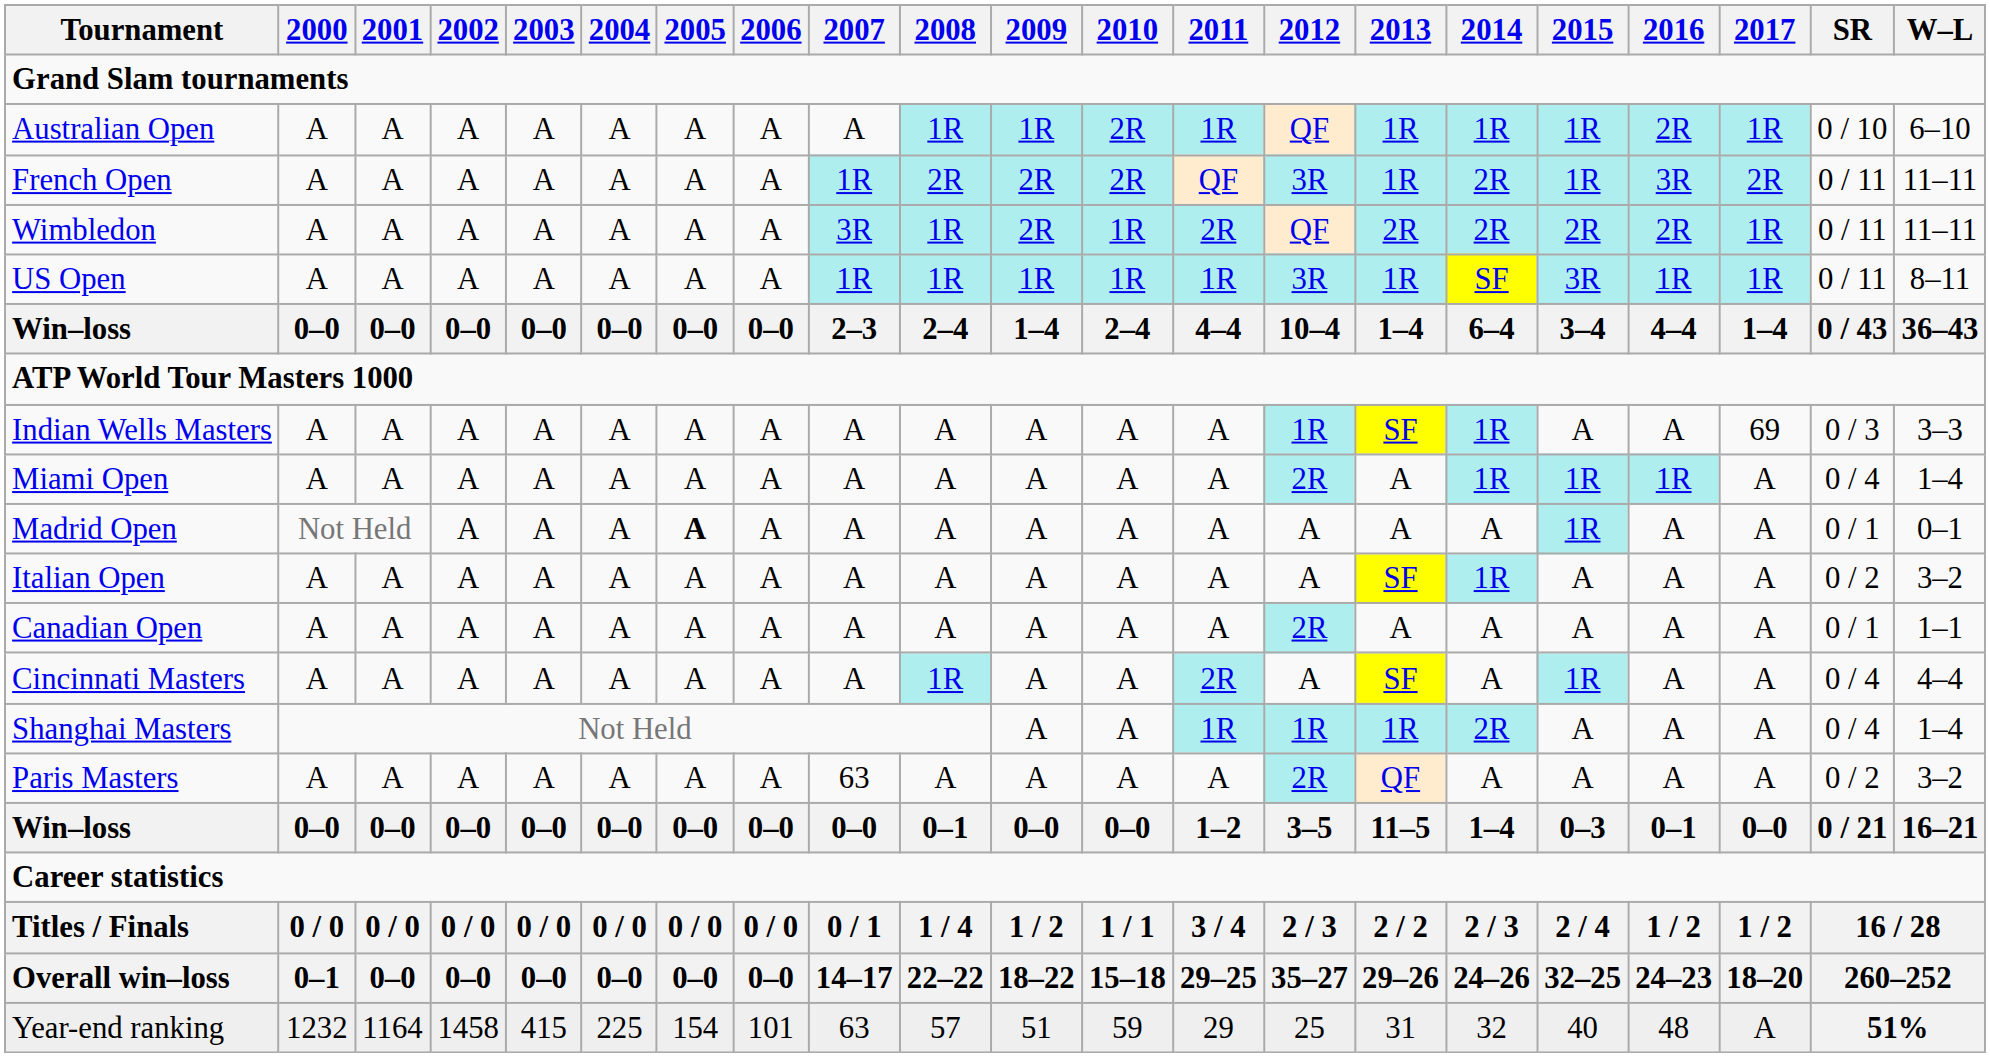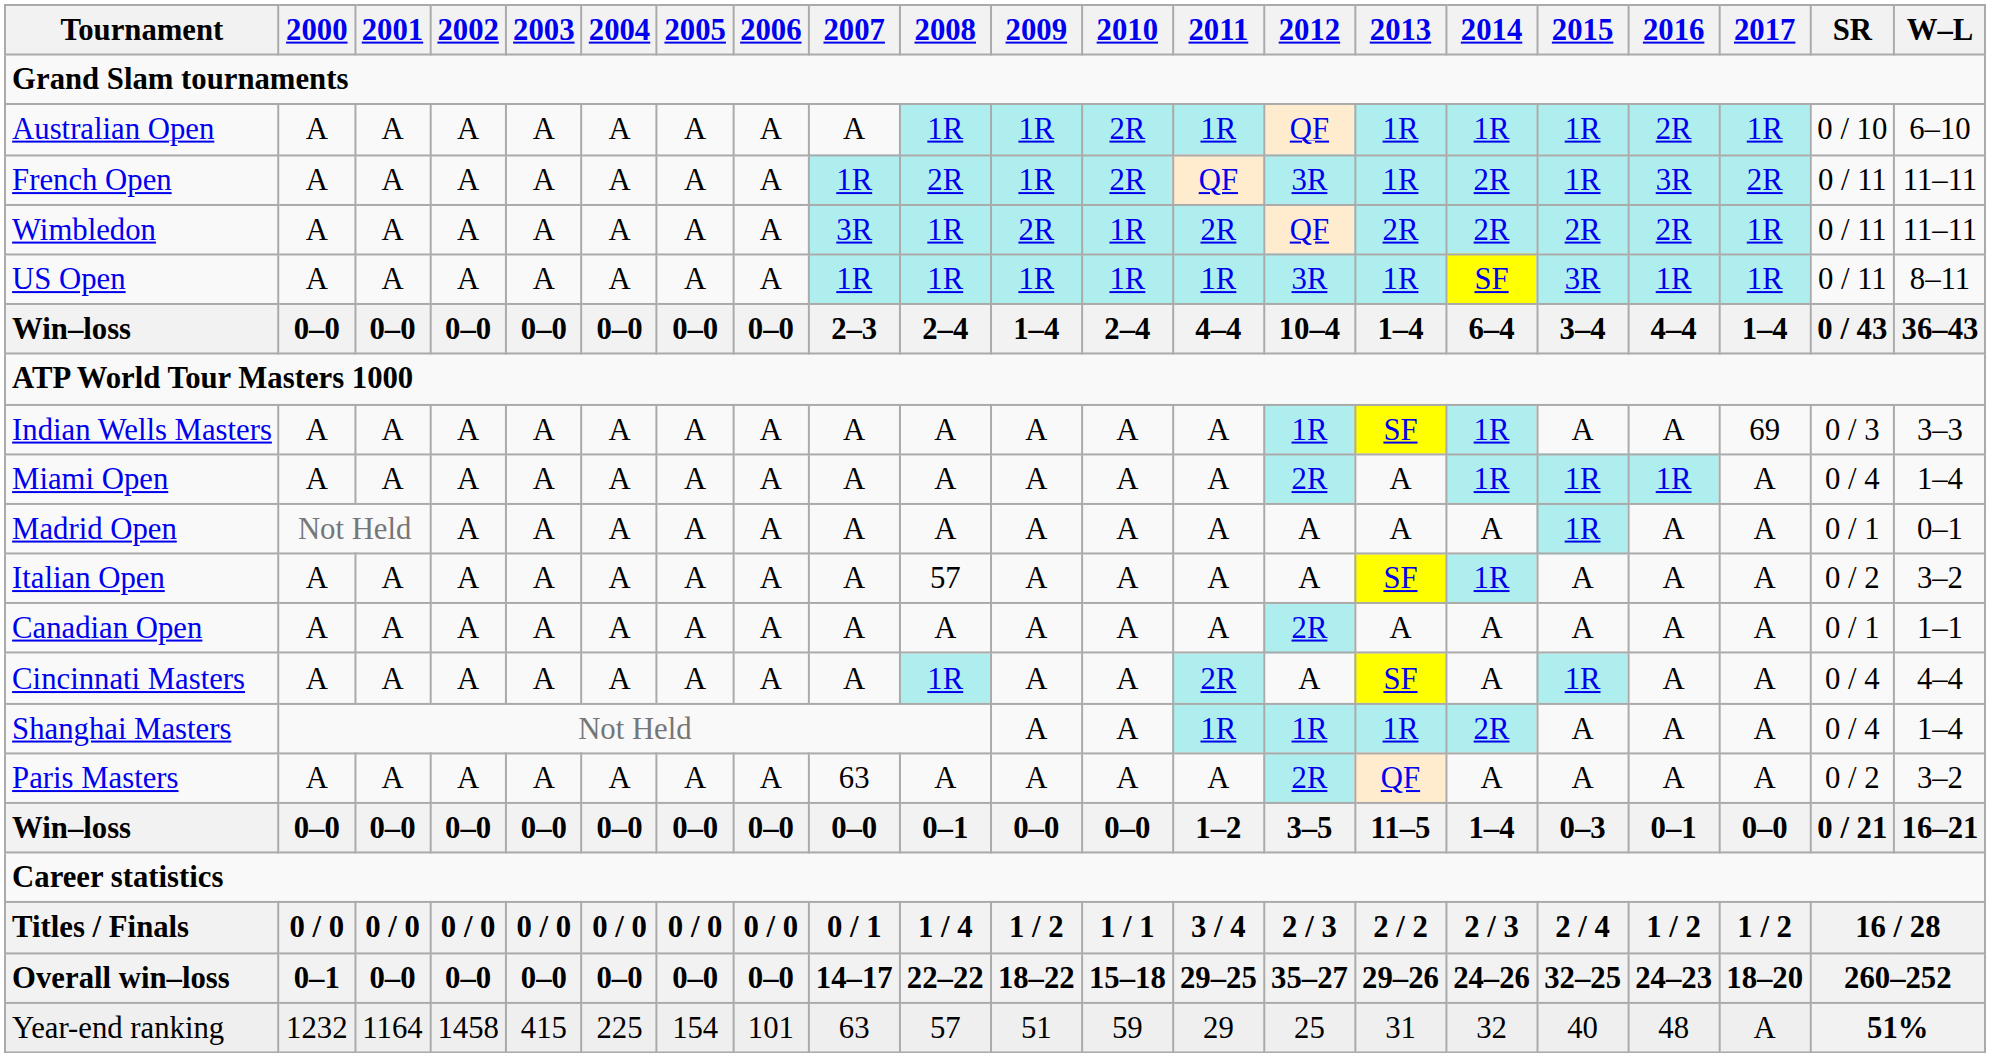(1036, 178) 2R -> (1036, 178) 1R
(695, 527) bold -> (695, 527) normal
(945, 577) A -> (945, 577) 57
